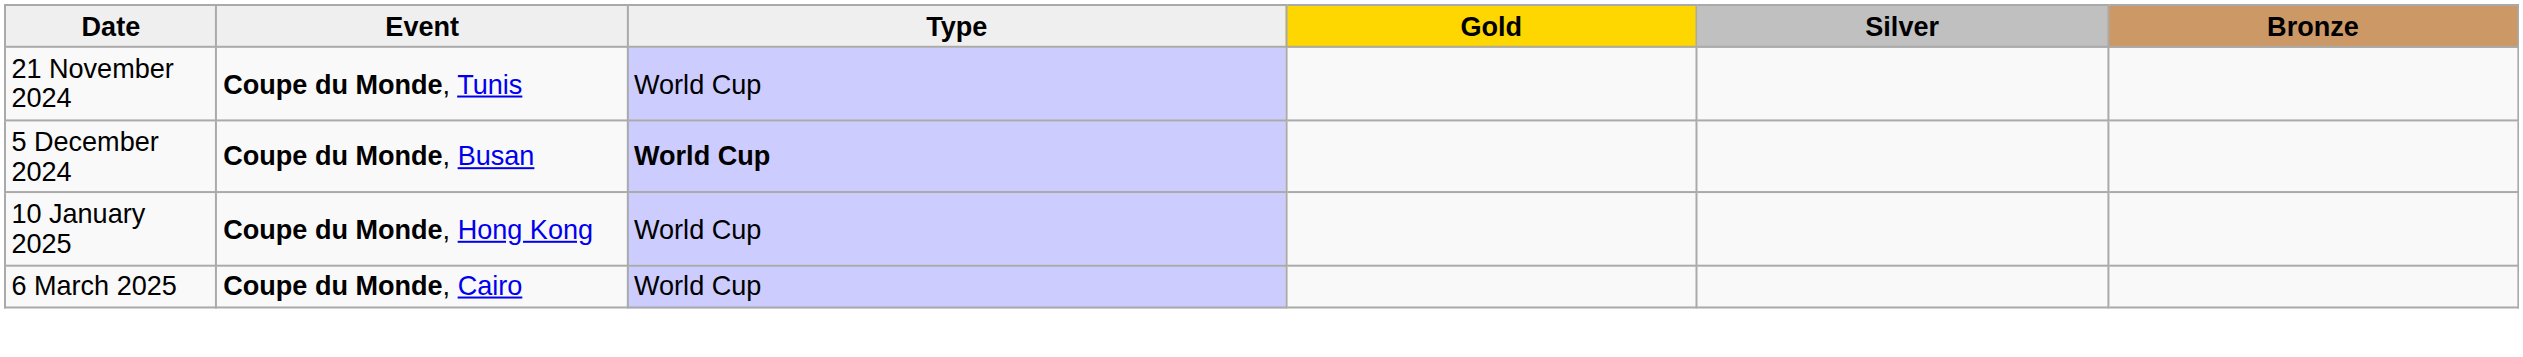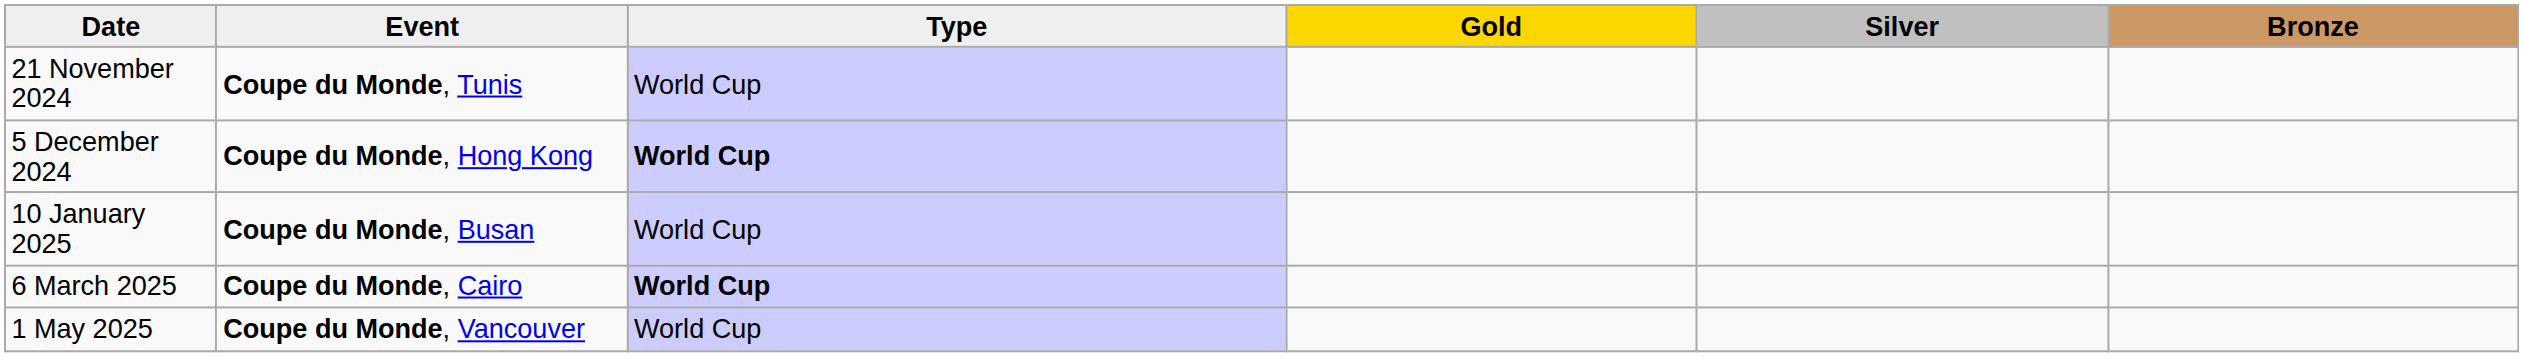(379, 156) Coupe du Monde, Busan -> (408, 156) Coupe du Monde, Hong Kong
(408, 229) Coupe du Monde, Hong Kong -> (379, 229) Coupe du Monde, Busan
(698, 286) normal -> (702, 286) bold
+ row: (82, 329)
